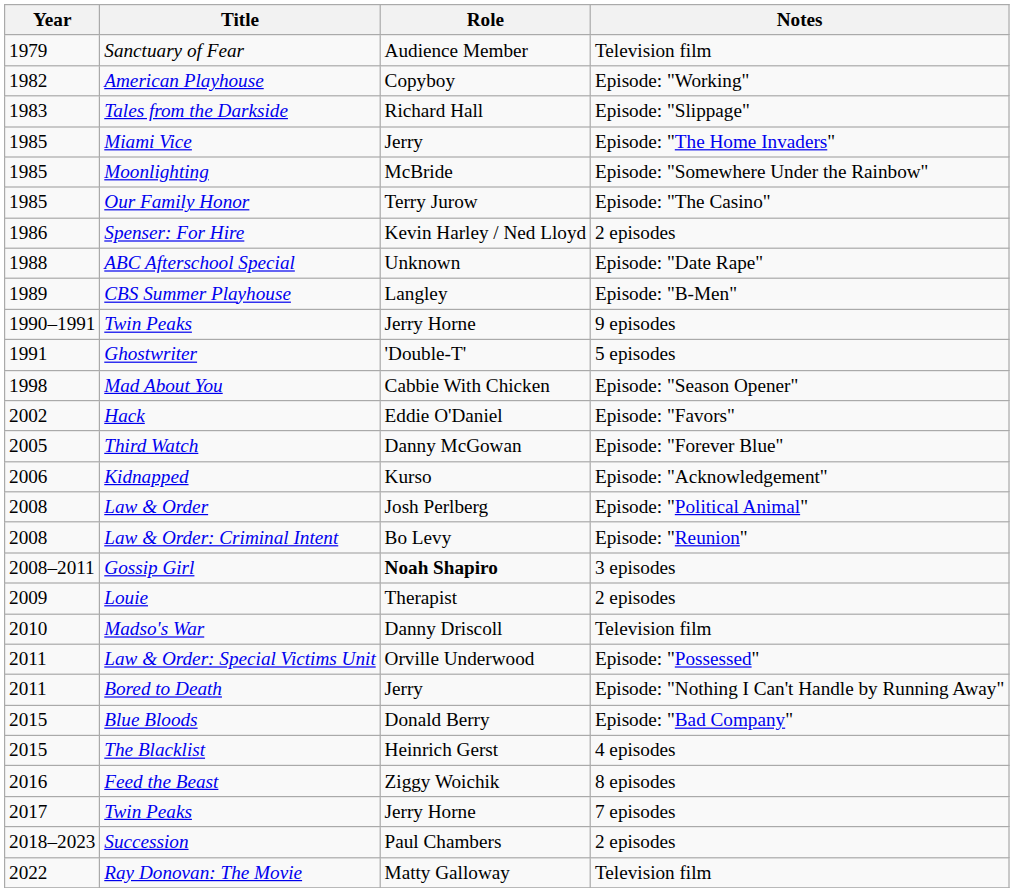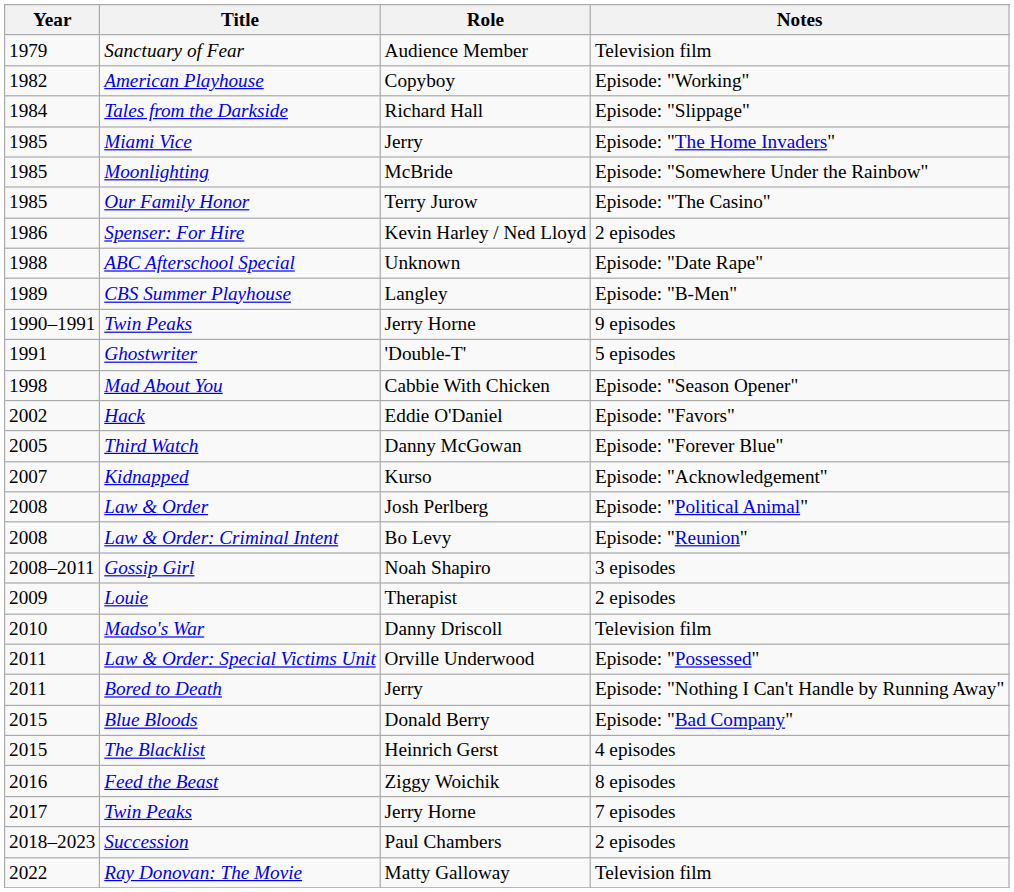(28, 111) 1983 -> (28, 111) 1984
(28, 476) 2006 -> (28, 476) 2007
(441, 567) bold -> (438, 567) normal
